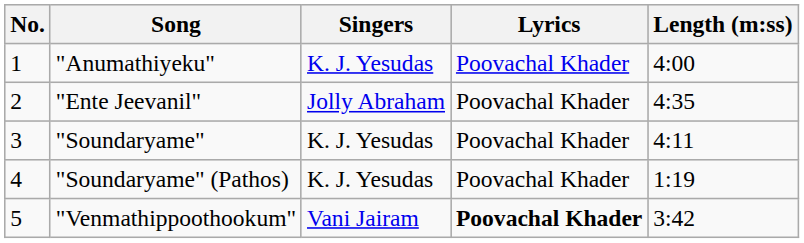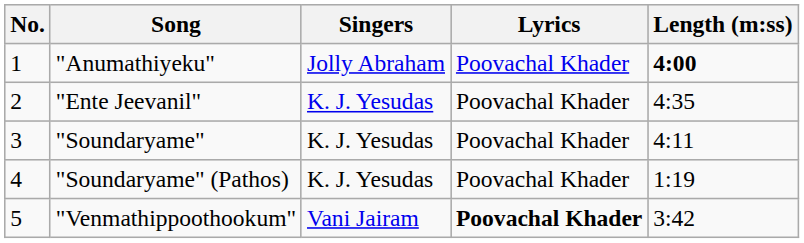(370, 62) K. J. Yesudas -> (376, 62) Jolly Abraham
(674, 62) normal -> (675, 62) bold
(376, 101) Jolly Abraham -> (370, 101) K. J. Yesudas
